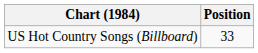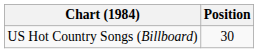(227, 36) 33 -> (227, 36) 30
